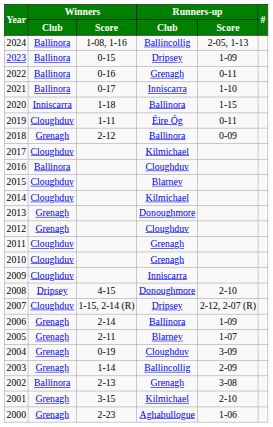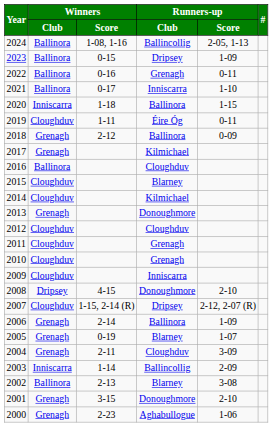(52, 151) Cloughduv -> (52, 151) Grenagh
(52, 228) Grenagh -> (52, 228) Cloughduv
(107, 337) 2-11 -> (107, 337) 0-19
(107, 352) 0-19 -> (107, 352) 2-11
(52, 368) Grenagh -> (52, 368) Inniscarra
(167, 383) Grenagh -> (167, 383) Blarney
(167, 399) Kilmichael -> (167, 399) Donoughmore
